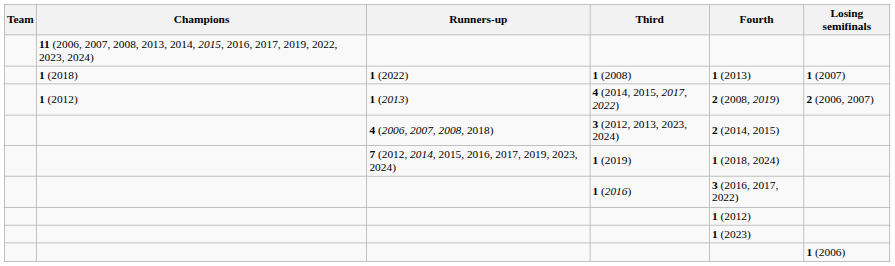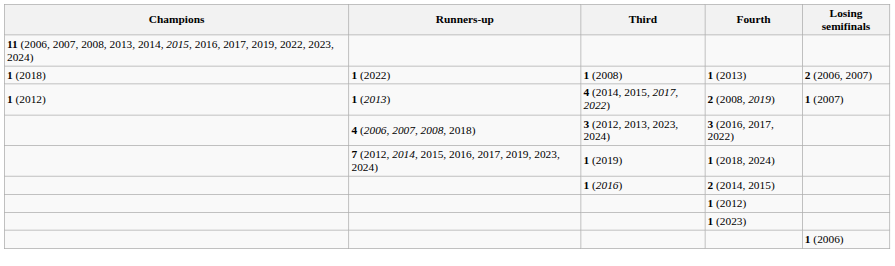- column: (20, 19)
(826, 75) 1 (2007) -> (838, 75) 2 (2006, 2007)
(840, 99) 2 (2006, 2007) -> (824, 99) 1 (2007)
(746, 130) 2 (2014, 2015) -> (741, 130) 3 (2016, 2017, 2022)
(745, 191) 3 (2016, 2017, 2022) -> (741, 185) 2 (2014, 2015)
